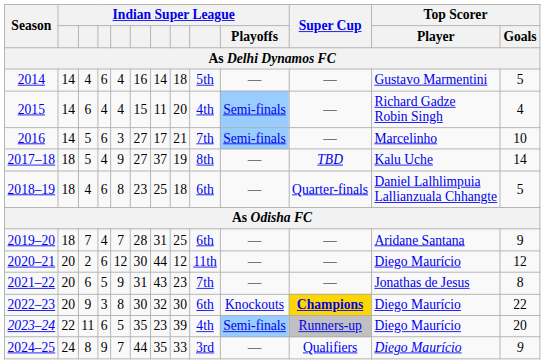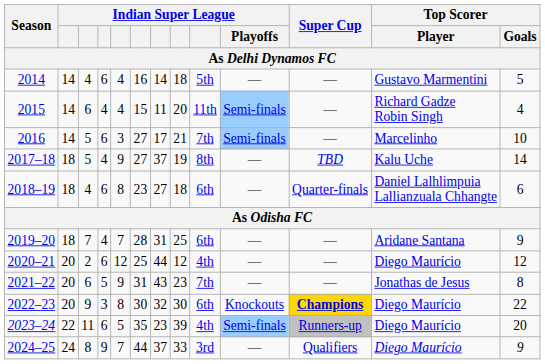(205, 109) 4th -> (205, 109) 11th
(160, 189) 25 -> (160, 189) 27
(520, 189) 5 -> (520, 189) 6
(140, 261) 30 -> (140, 261) 25
(205, 261) 11th -> (205, 261) 4th
(160, 347) 35 -> (160, 347) 37
